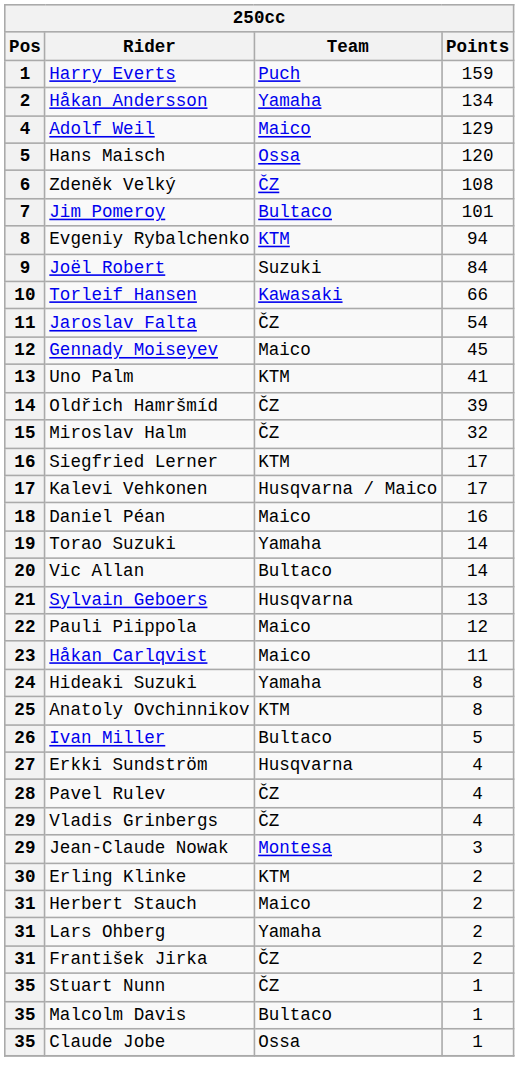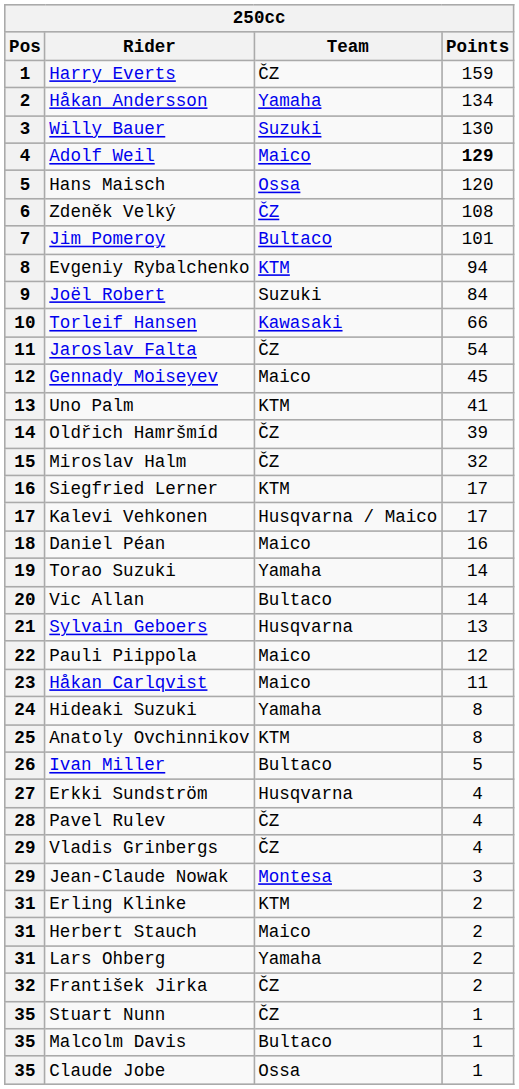(279, 74) Puch -> (269, 74) ČZ
+ row: (107, 129)
(478, 129) normal -> (478, 157) bold
(25, 877) 30 -> (25, 904) 31
(25, 960) 31 -> (25, 987) 32
